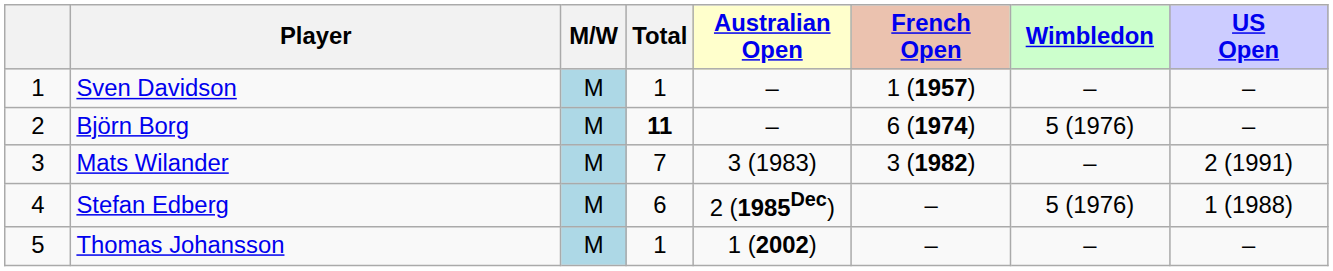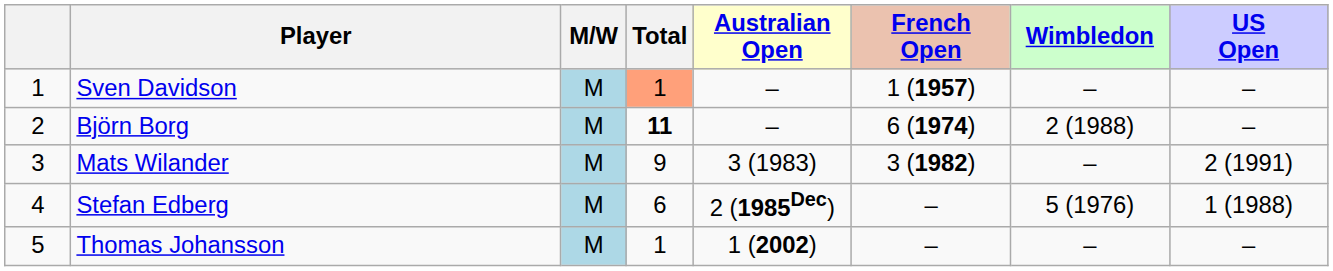(660, 88) no background -> (660, 88) lightsalmon background
(1090, 125) 5 (1976) -> (1090, 125) 2 (1988)
(660, 163) 7 -> (660, 163) 9
